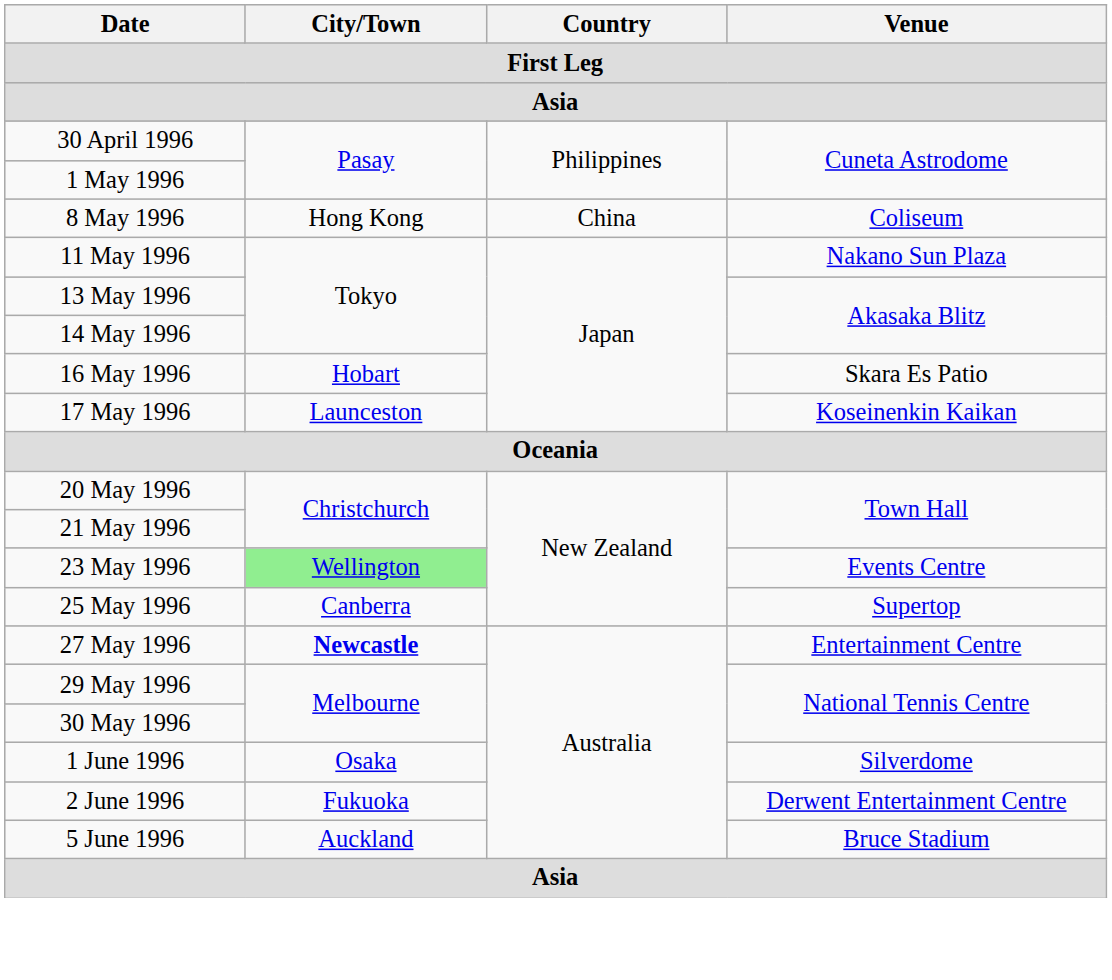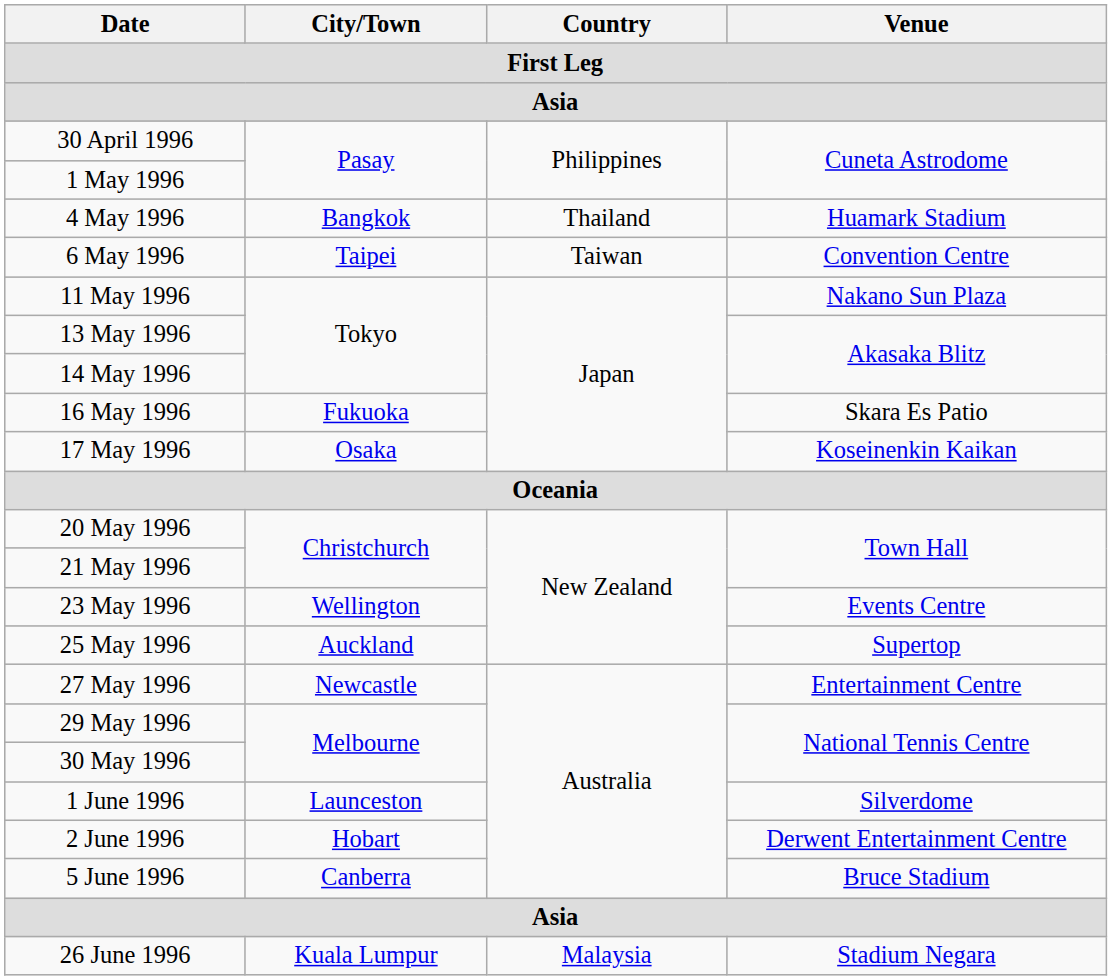+ row: (125, 218)
+ row: (125, 256)
- row: (125, 218)
(366, 373) Hobart -> (366, 412) Fukuoka
(366, 412) Launceston -> (366, 450) Osaka
(366, 567) lightgreen background -> (366, 606) no background
(366, 606) Canberra -> (366, 645) Auckland
(366, 645) bold -> (366, 683) normal
(366, 761) Osaka -> (366, 800) Launceston
(366, 800) Fukuoka -> (366, 839) Hobart
(366, 839) Auckland -> (366, 878) Canberra
+ row: (125, 955)
